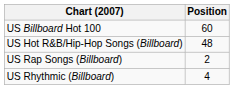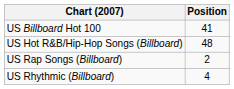(207, 28) 60 -> (207, 28) 41
